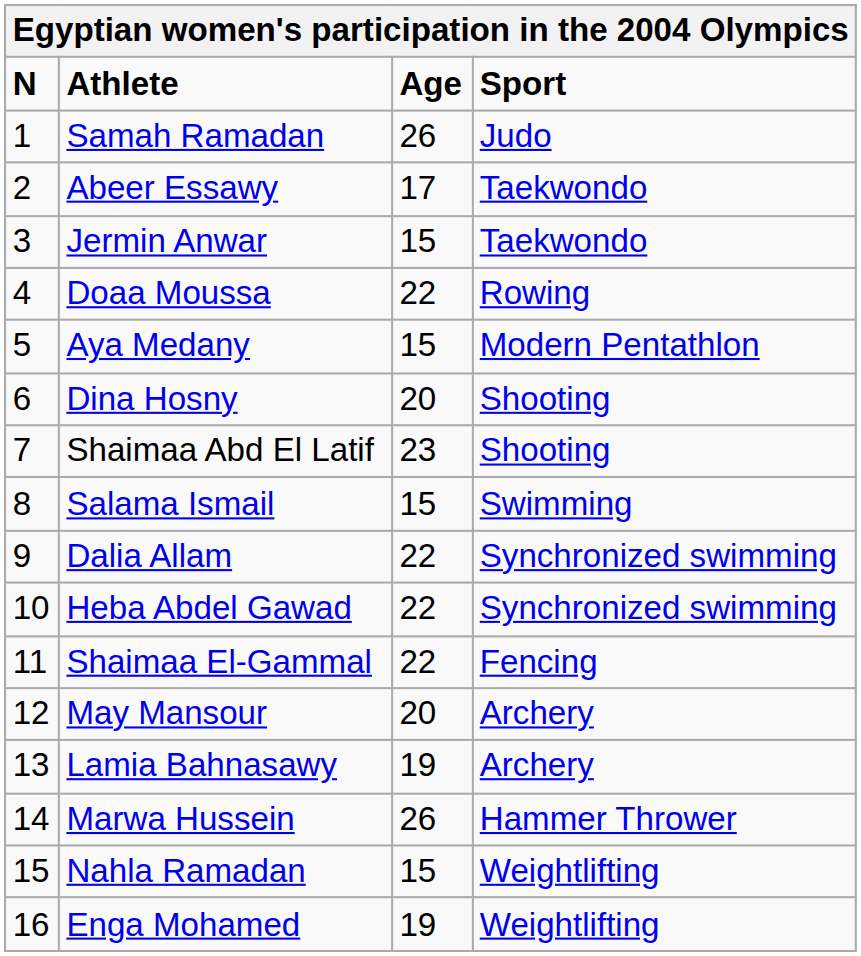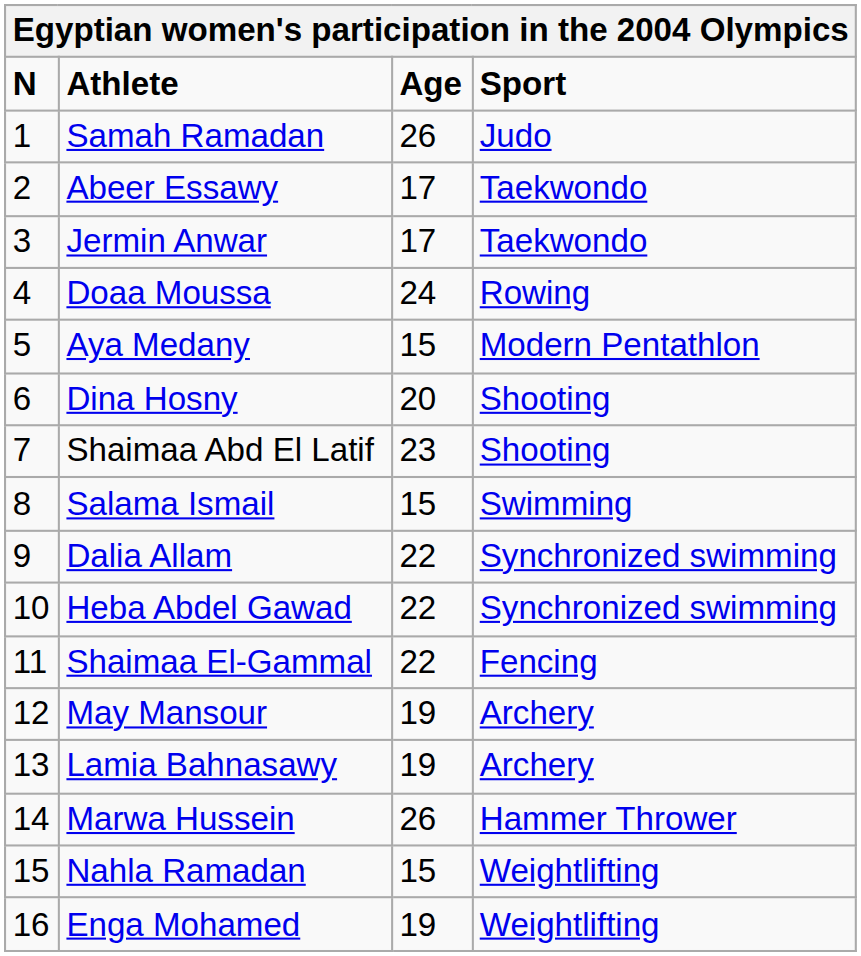(418, 240) 15 -> (418, 240) 17
(418, 293) 22 -> (418, 293) 24
(418, 713) 20 -> (418, 713) 19
